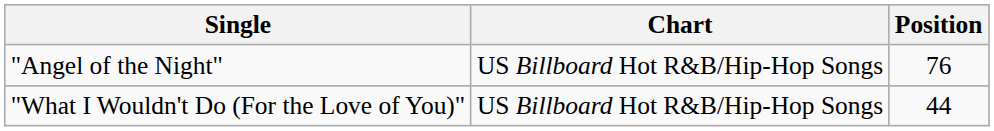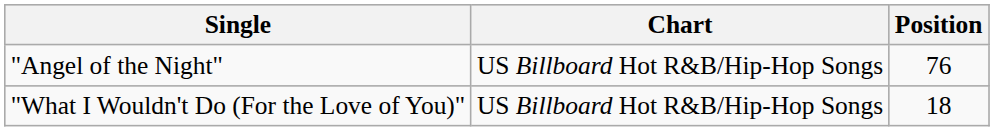(939, 105) 44 -> (939, 105) 18
